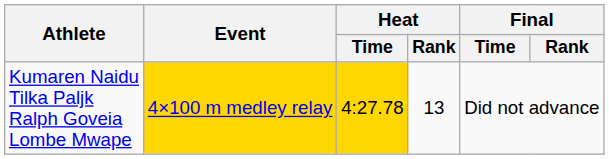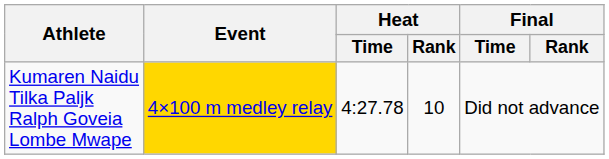(372, 109) gold background -> (372, 109) no background
(434, 109) 13 -> (434, 109) 10
